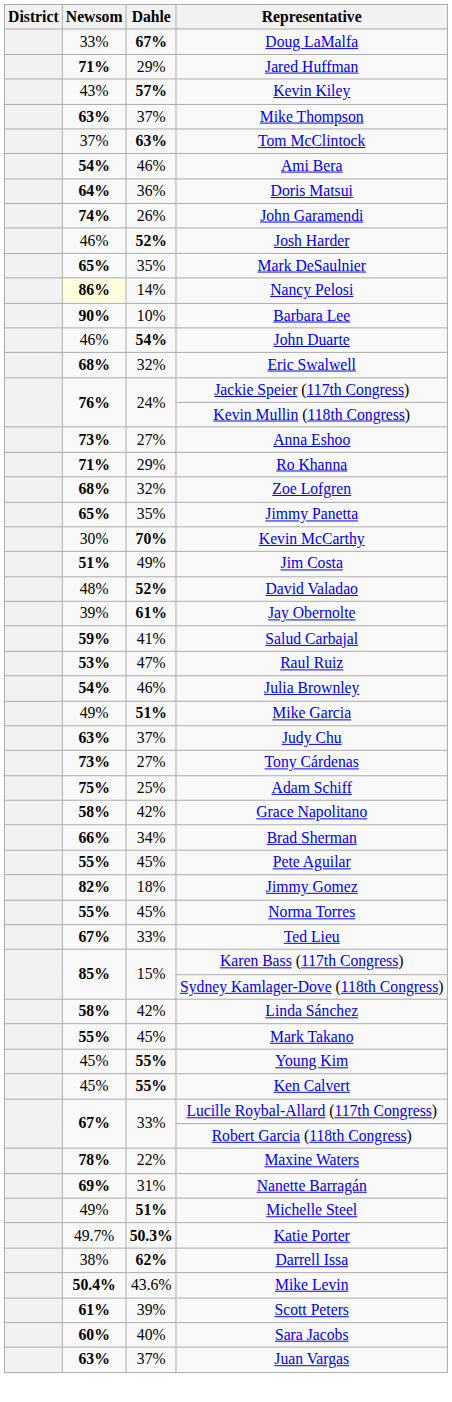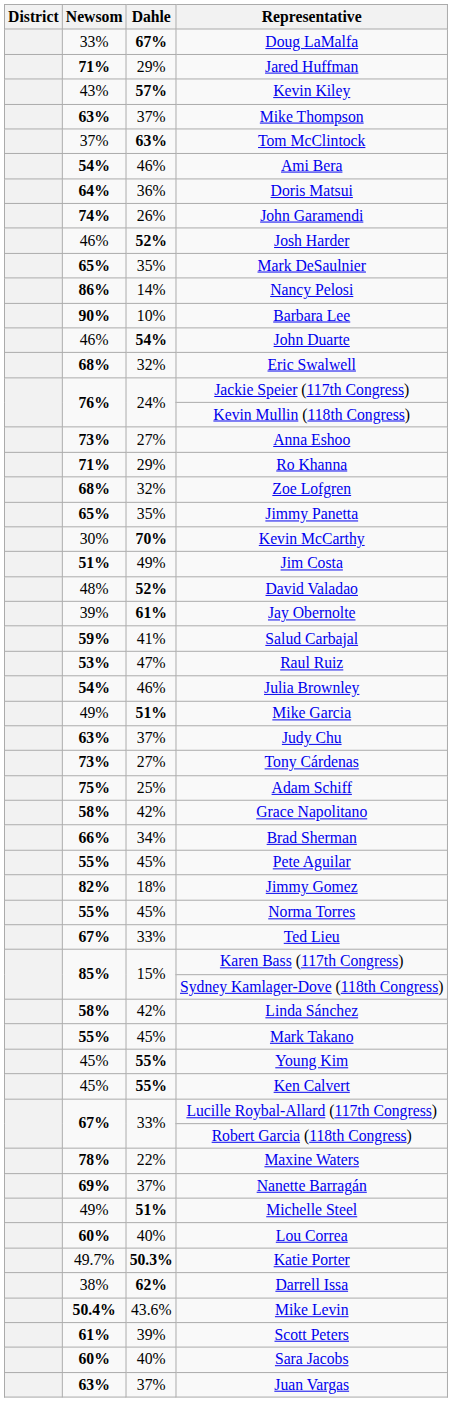(94, 290) lightyellow background -> (94, 290) no background
(151, 1185) 31% -> (151, 1185) 37%
+ row: (312, 1235)
